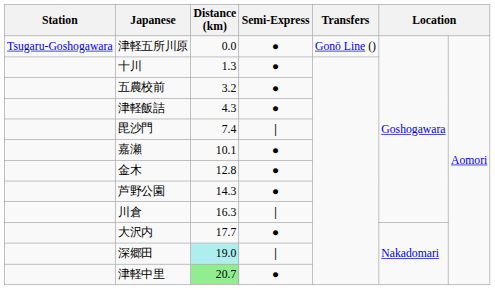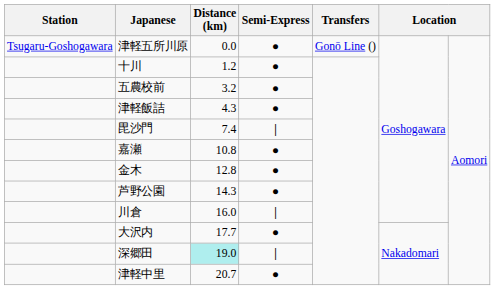(229, 67) 1.3 -> (229, 67) 1.2
(226, 150) 10.1 -> (226, 150) 10.8
(226, 212) 16.3 -> (226, 212) 16.0
(226, 274) lightgreen background -> (226, 274) no background
